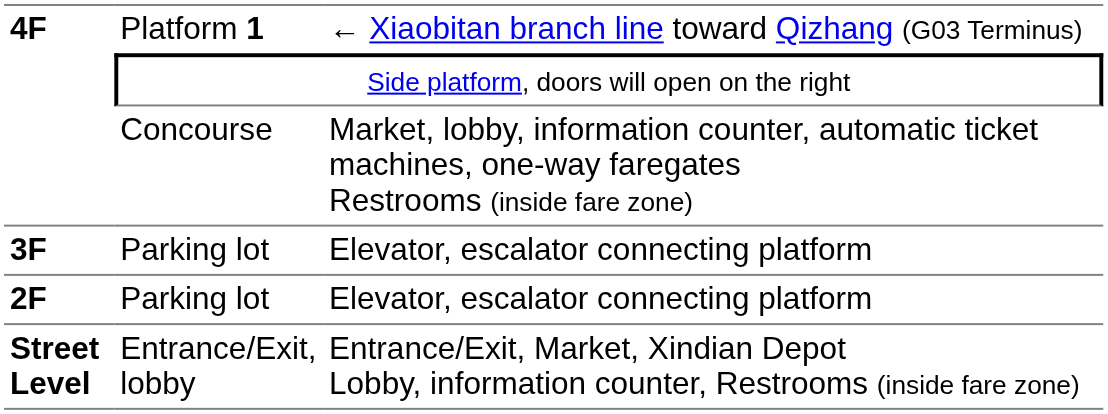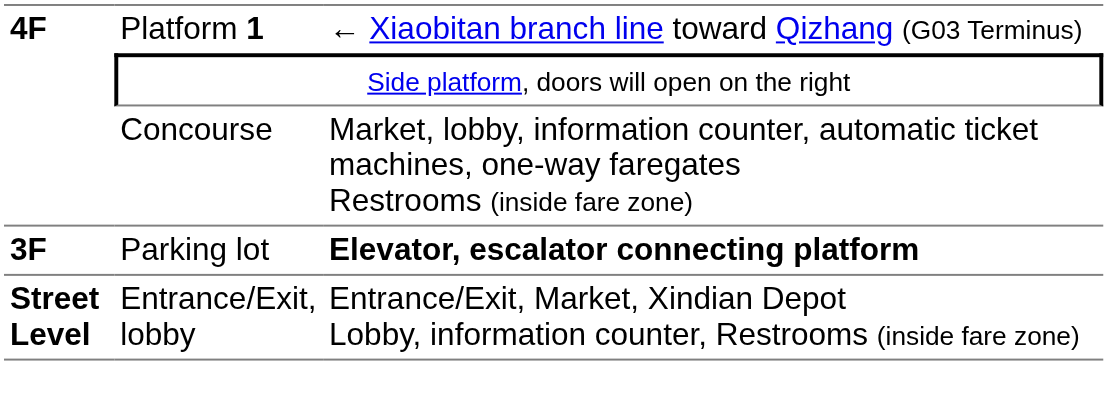(601, 249) normal -> (624, 249) bold
- row: (28, 299)
